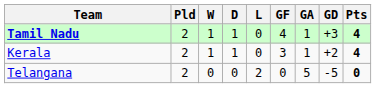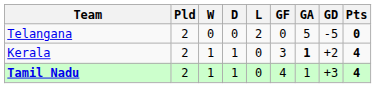rows swapped: (43, 34) <-> (40, 73)
(307, 53) normal -> (307, 53) bold
